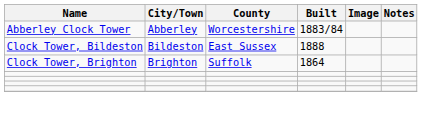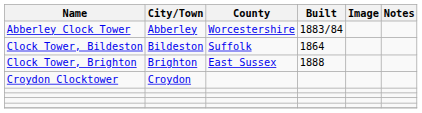(242, 46) East Sussex -> (230, 46) Suffolk
(312, 46) 1888 -> (312, 46) 1864
(230, 63) Suffolk -> (242, 63) East Sussex
(312, 63) 1864 -> (312, 63) 1888
+ row: (62, 80)
